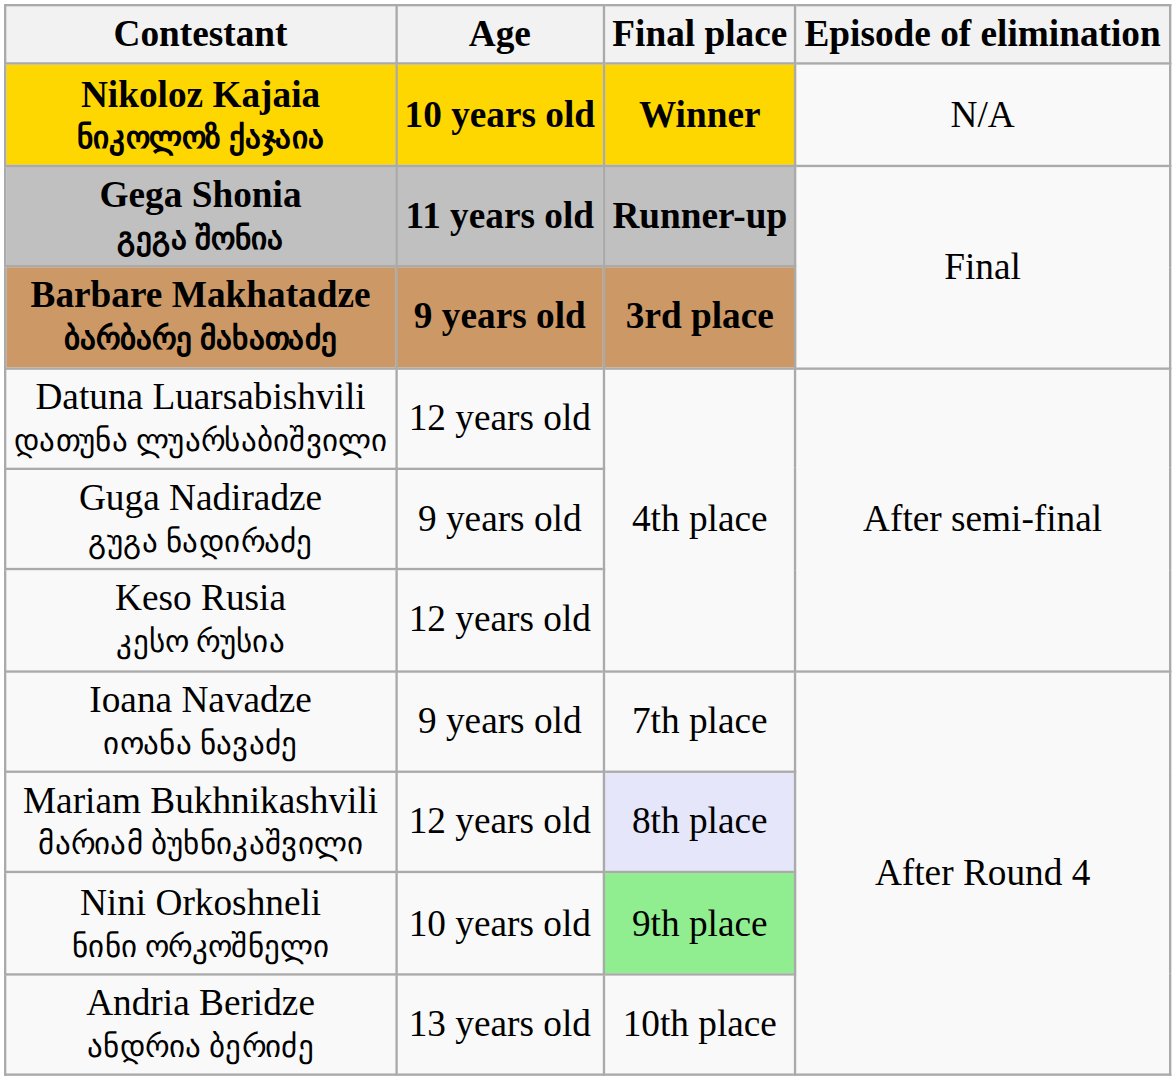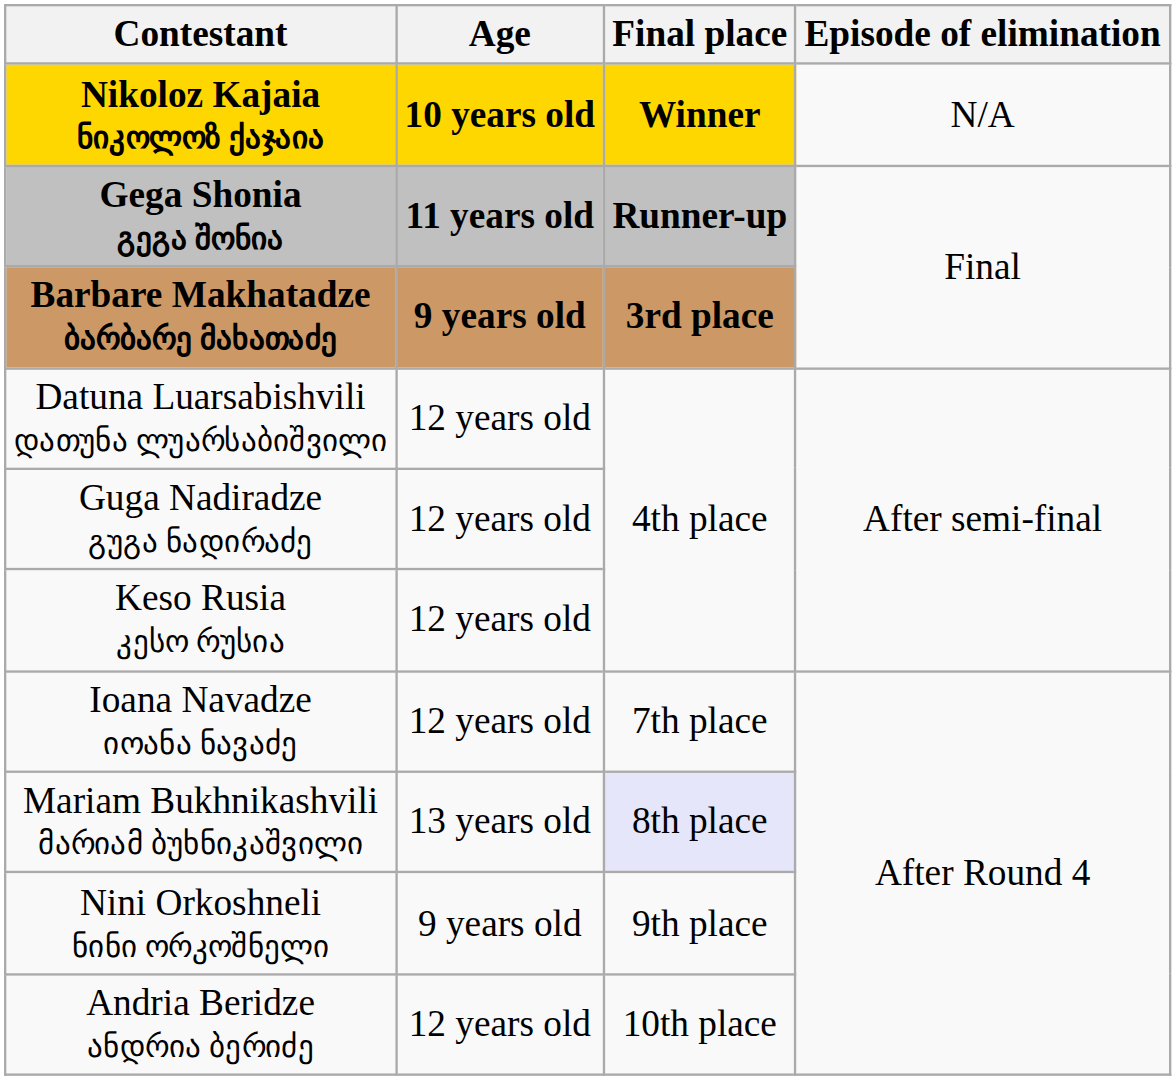(500, 518) 9 years old -> (500, 518) 12 years old
(500, 720) 9 years old -> (500, 720) 12 years old
(500, 821) 12 years old -> (500, 821) 13 years old
(500, 922) 10 years old -> (500, 922) 9 years old
(700, 922) lightgreen background -> (700, 922) no background
(500, 1023) 13 years old -> (500, 1023) 12 years old
